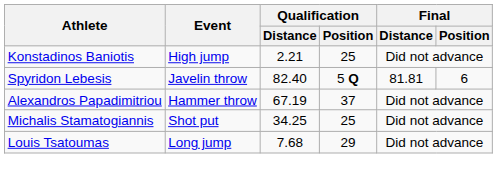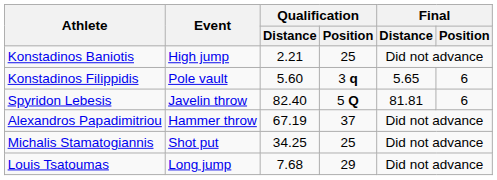+ row: (73, 79)
